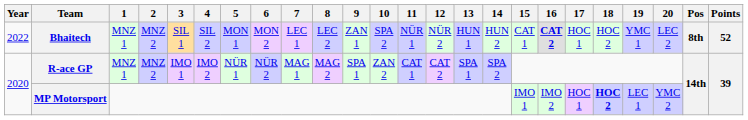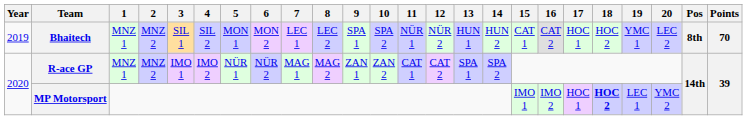(18, 37) 2022 -> (18, 37) 2019
(356, 37) ZAN 1 -> (356, 37) SPA 1
(551, 37) bold -> (551, 37) normal
(726, 37) 52 -> (725, 37) 70
(356, 68) SPA 1 -> (356, 68) ZAN 1
